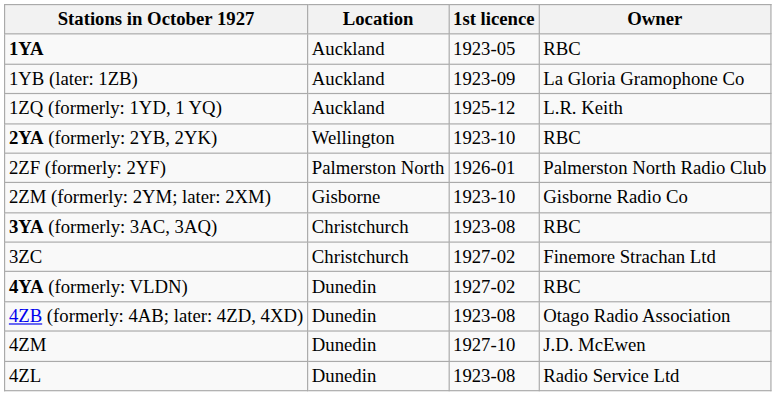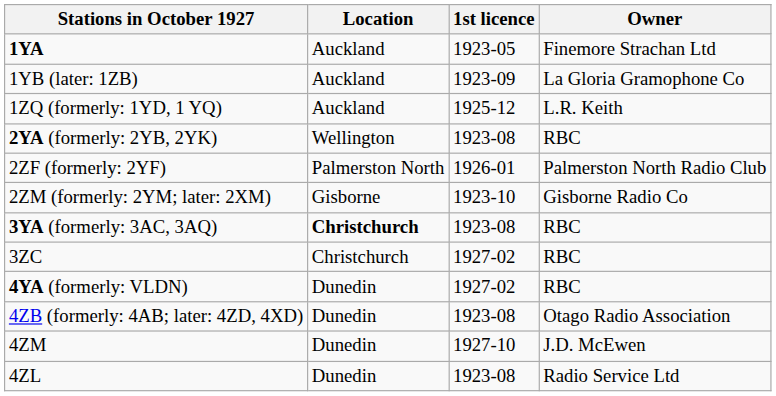(562, 49) RBC -> (630, 49) Finemore Strachan Ltd
(484, 138) 1923-10 -> (484, 138) 1923-08
(360, 227) normal -> (365, 227) bold
(630, 256) Finemore Strachan Ltd -> (562, 256) RBC
